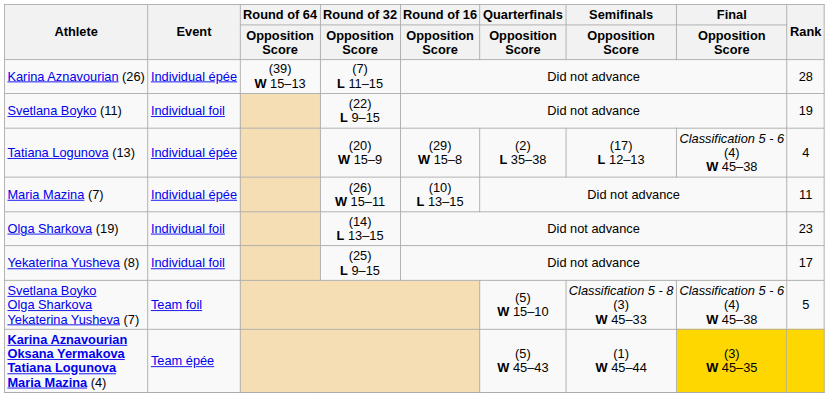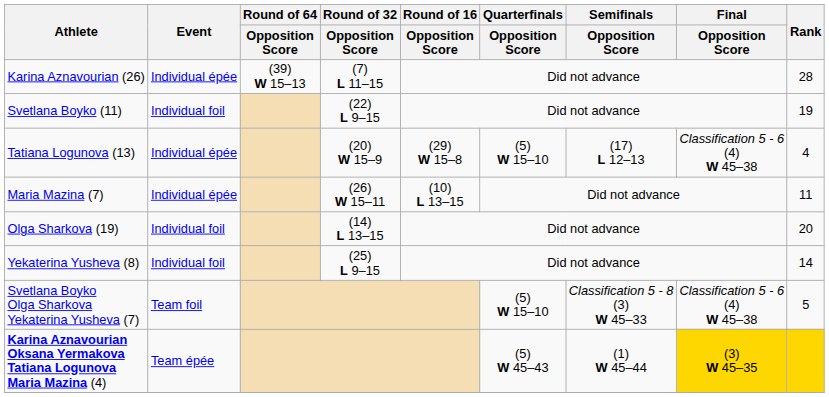(523, 153) (2) L 35–38 -> (523, 153) (5) W 15–10
(806, 229) 23 -> (806, 229) 20
(806, 263) 17 -> (806, 263) 14
